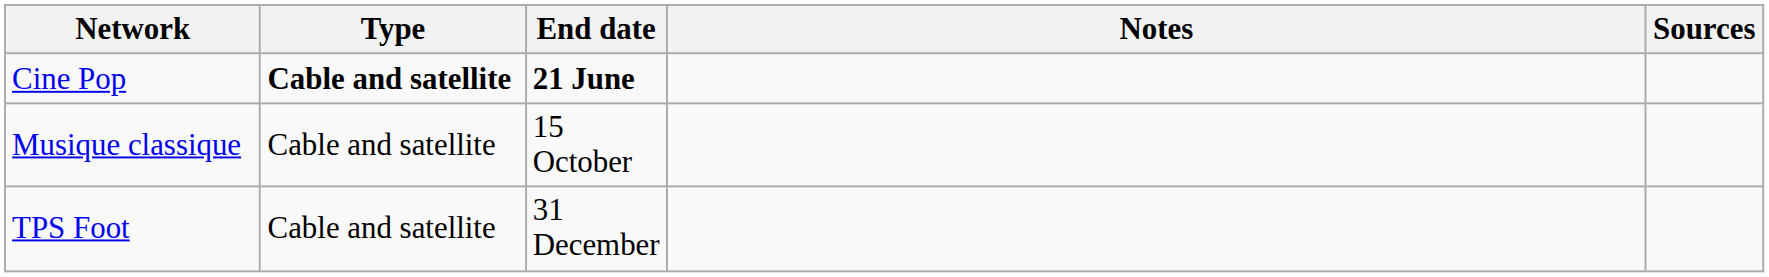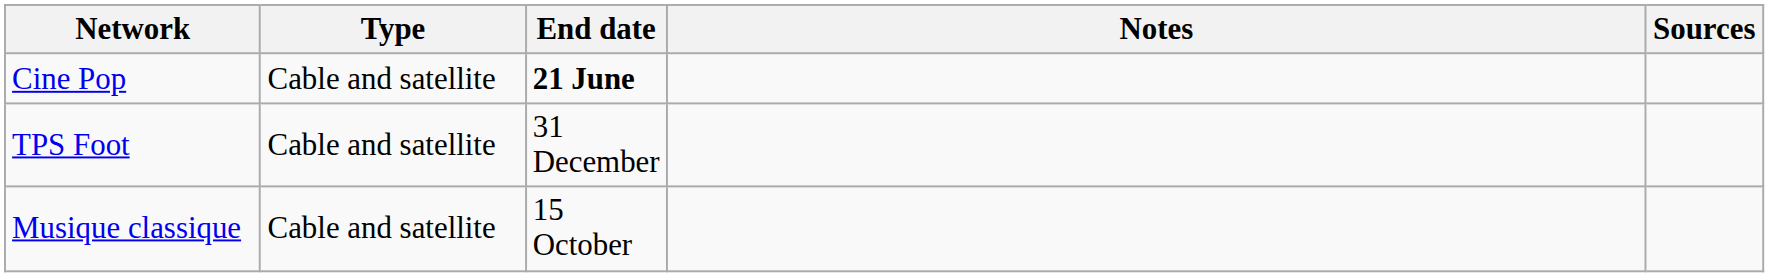(389, 77) bold -> (382, 77) normal
rows swapped: (127, 144) <-> (71, 228)
